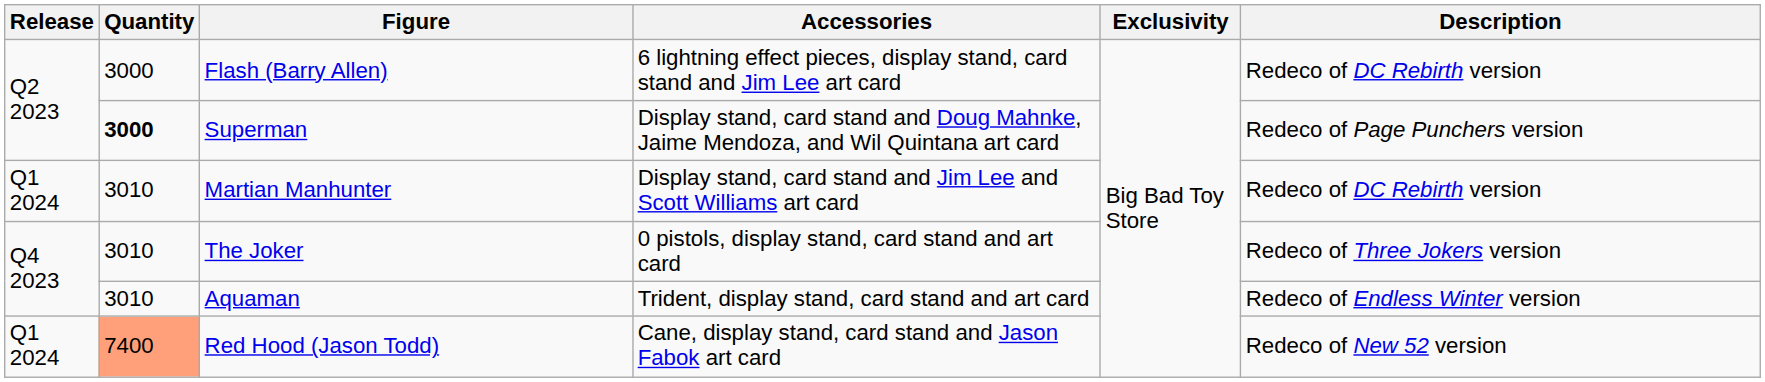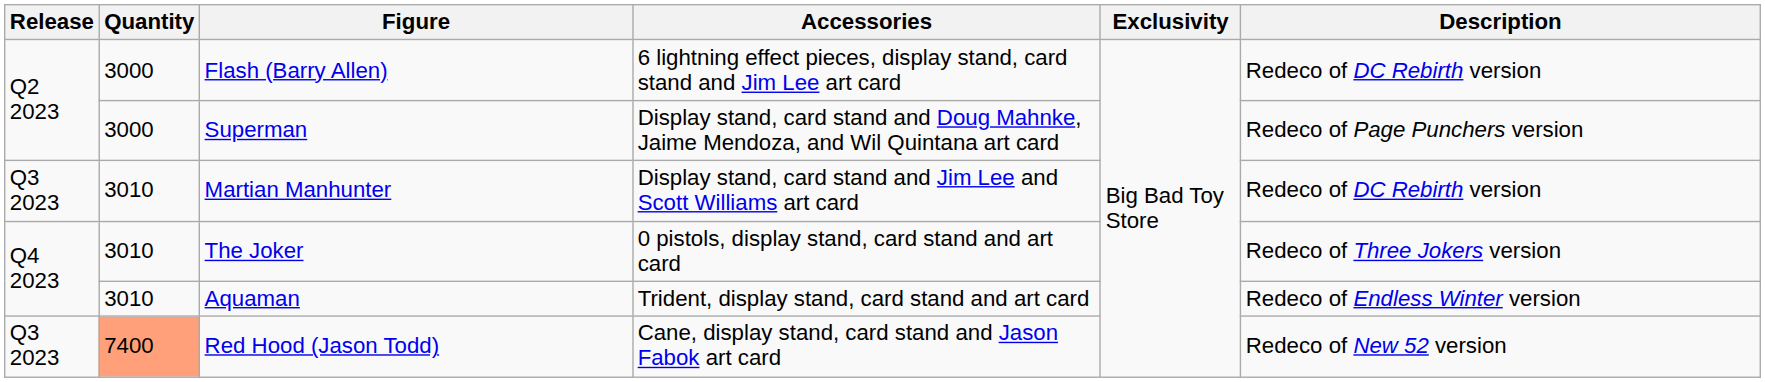(129, 130) bold -> (129, 130) normal
(35, 190) Q1 2024 -> (35, 190) Q3 2023
(35, 346) Q1 2024 -> (35, 346) Q3 2023
